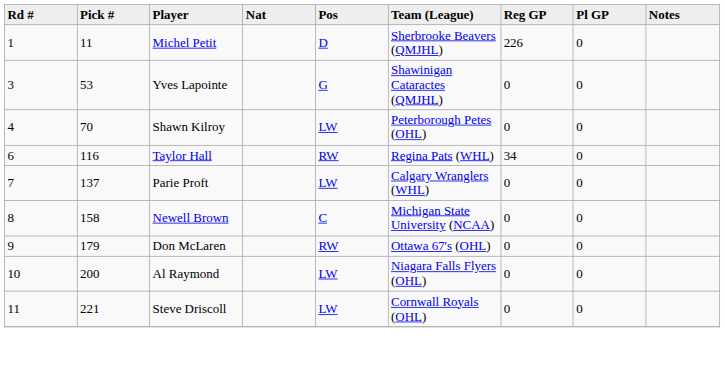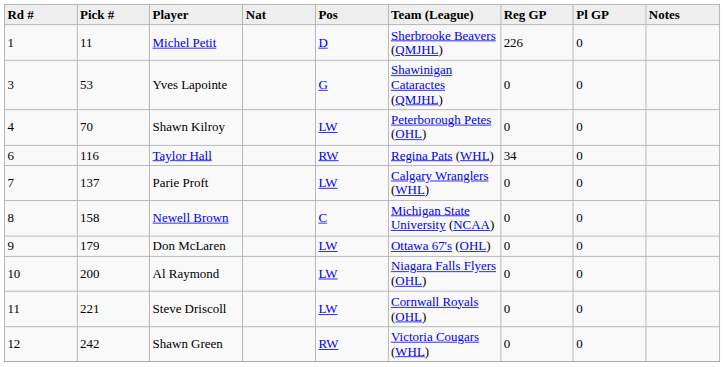(328, 246) RW -> (328, 246) LW
+ row: (188, 344)
